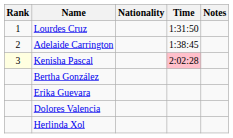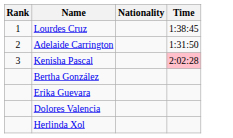- column: (215, 12)
(184, 28) 1:31:50 -> (184, 28) 1:38:45
(184, 44) 1:38:45 -> (184, 44) 1:31:50
(18, 60) lightyellow background -> (18, 60) no background
